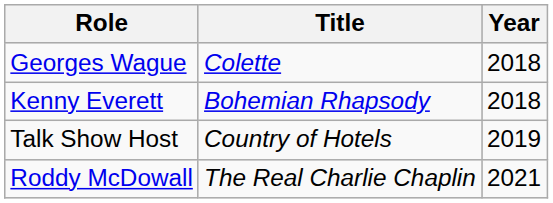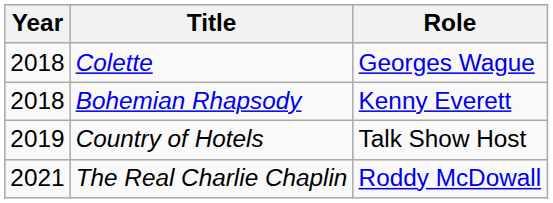columns swapped: (514, 23) <-> (102, 23)
